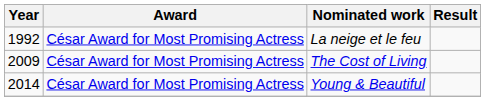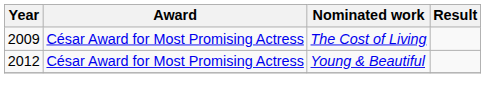- row: (366, 38)
(24, 84) 2014 -> (24, 61) 2012
